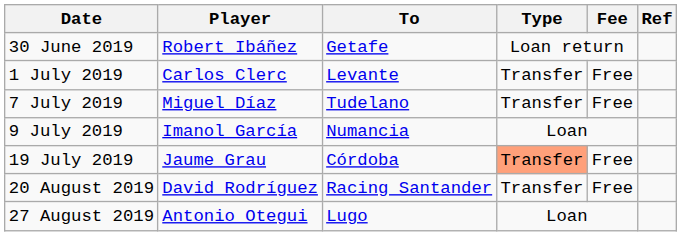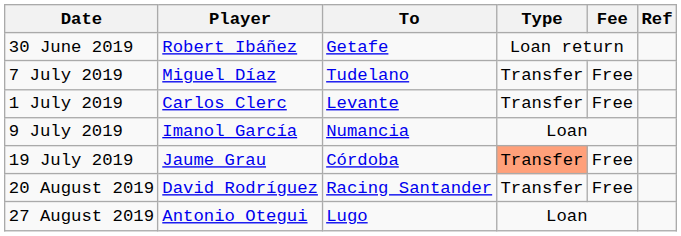rows swapped: (66, 75) <-> (66, 103)
